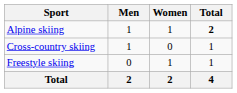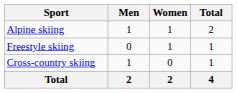(211, 29) bold -> (211, 29) normal
rows swapped: (51, 46) <-> (40, 63)
